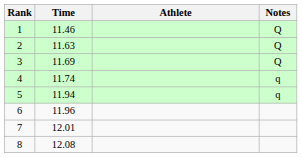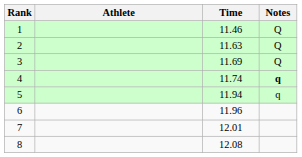columns swapped: (176, 12) <-> (64, 12)
(278, 78) normal -> (278, 78) bold
